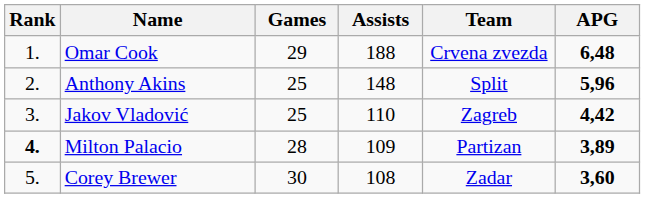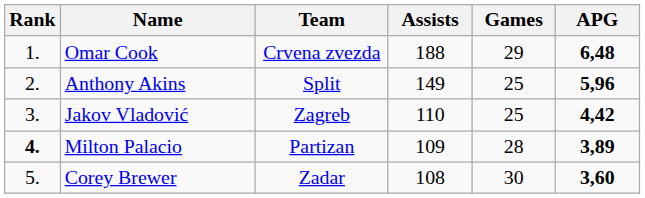columns swapped: (489, 20) <-> (297, 20)
(381, 83) 148 -> (430, 83) 149
